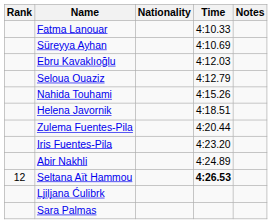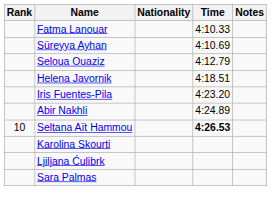- row: (76, 62)
- row: (74, 95)
- row: (85, 128)
(19, 177) 12 -> (19, 128) 10
+ row: (74, 144)
